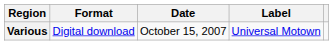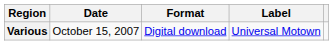columns swapped: (183, 13) <-> (94, 13)
